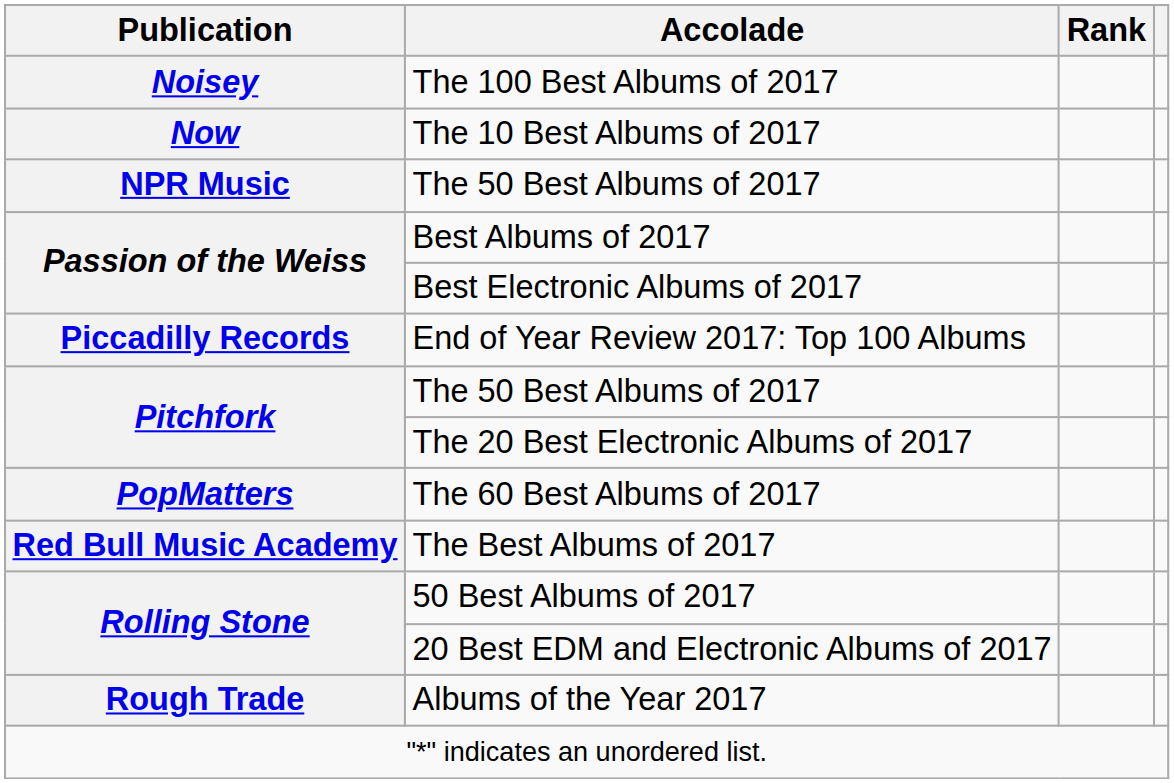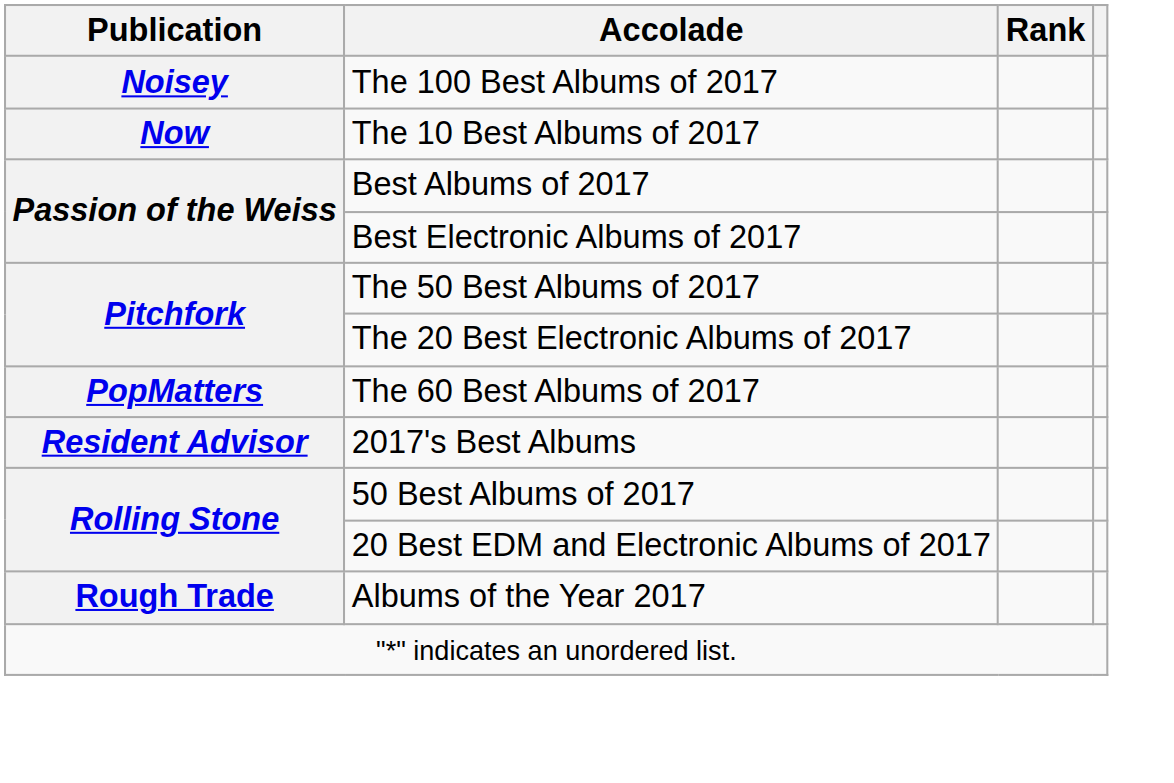- row: (205, 184)
- row: (205, 339)
- row: (205, 545)
+ row: (175, 442)
